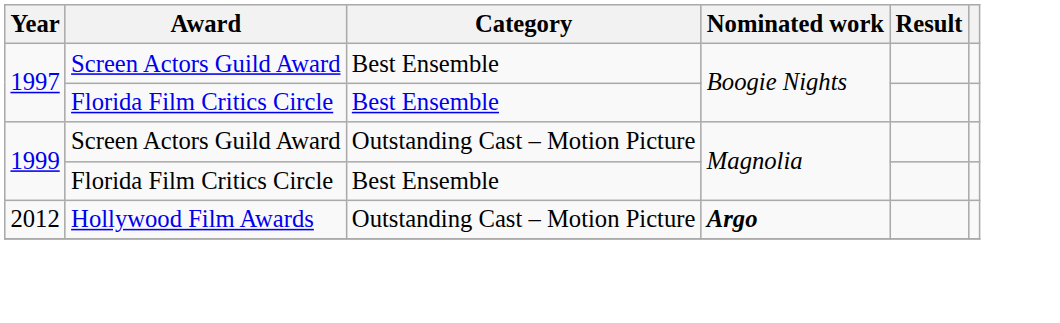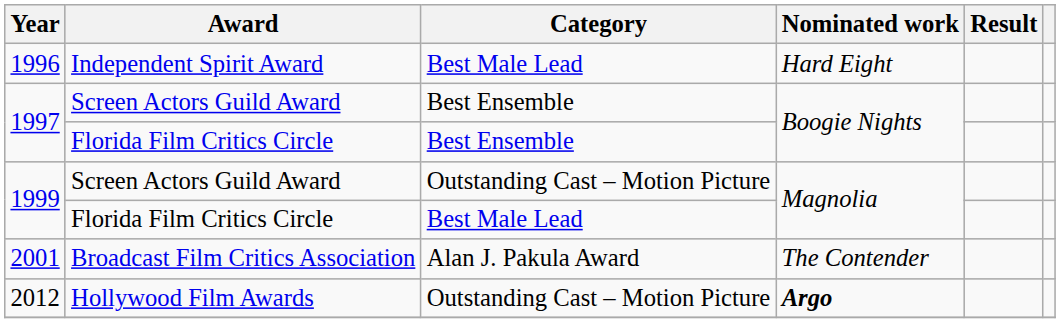+ row: (35, 63)
(425, 180) Best Ensemble -> (505, 219) Best Male Lead
+ row: (35, 258)
